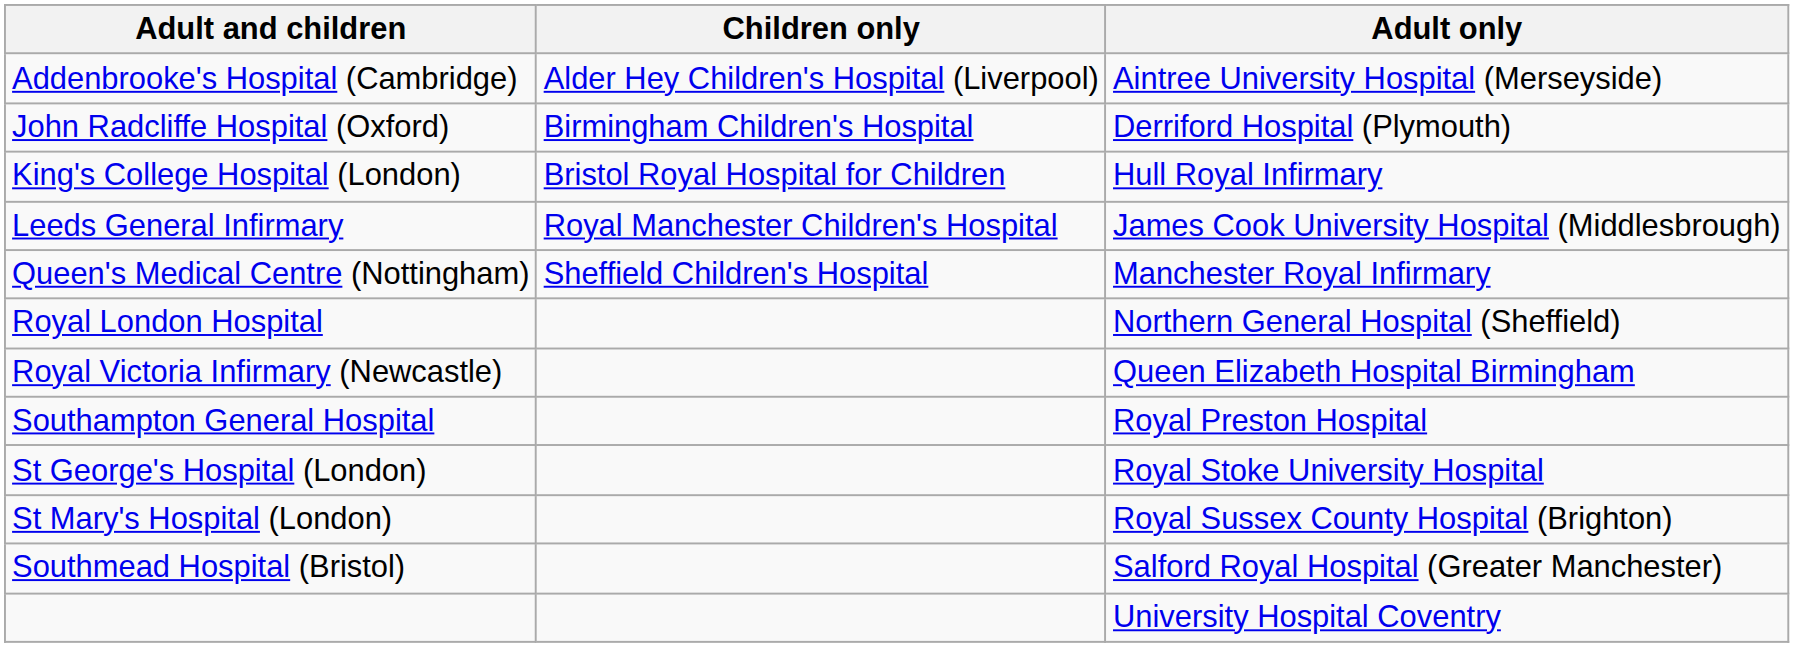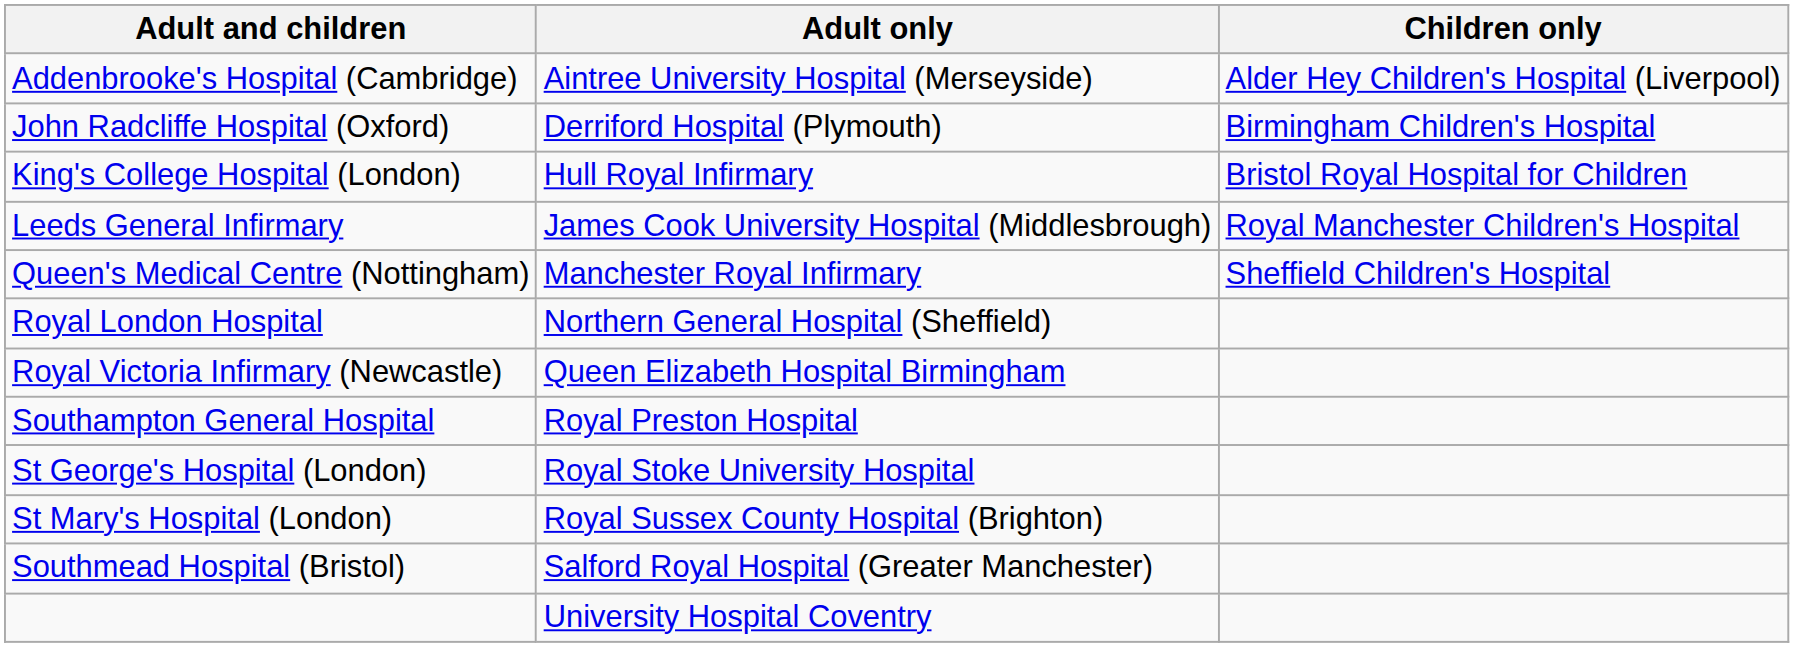columns swapped: (1447, 28) <-> (821, 28)
